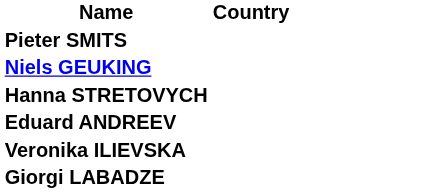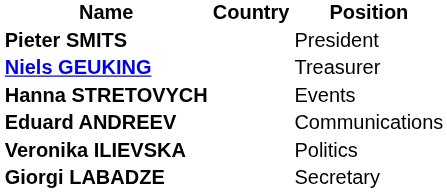+ column: (369, 12)
